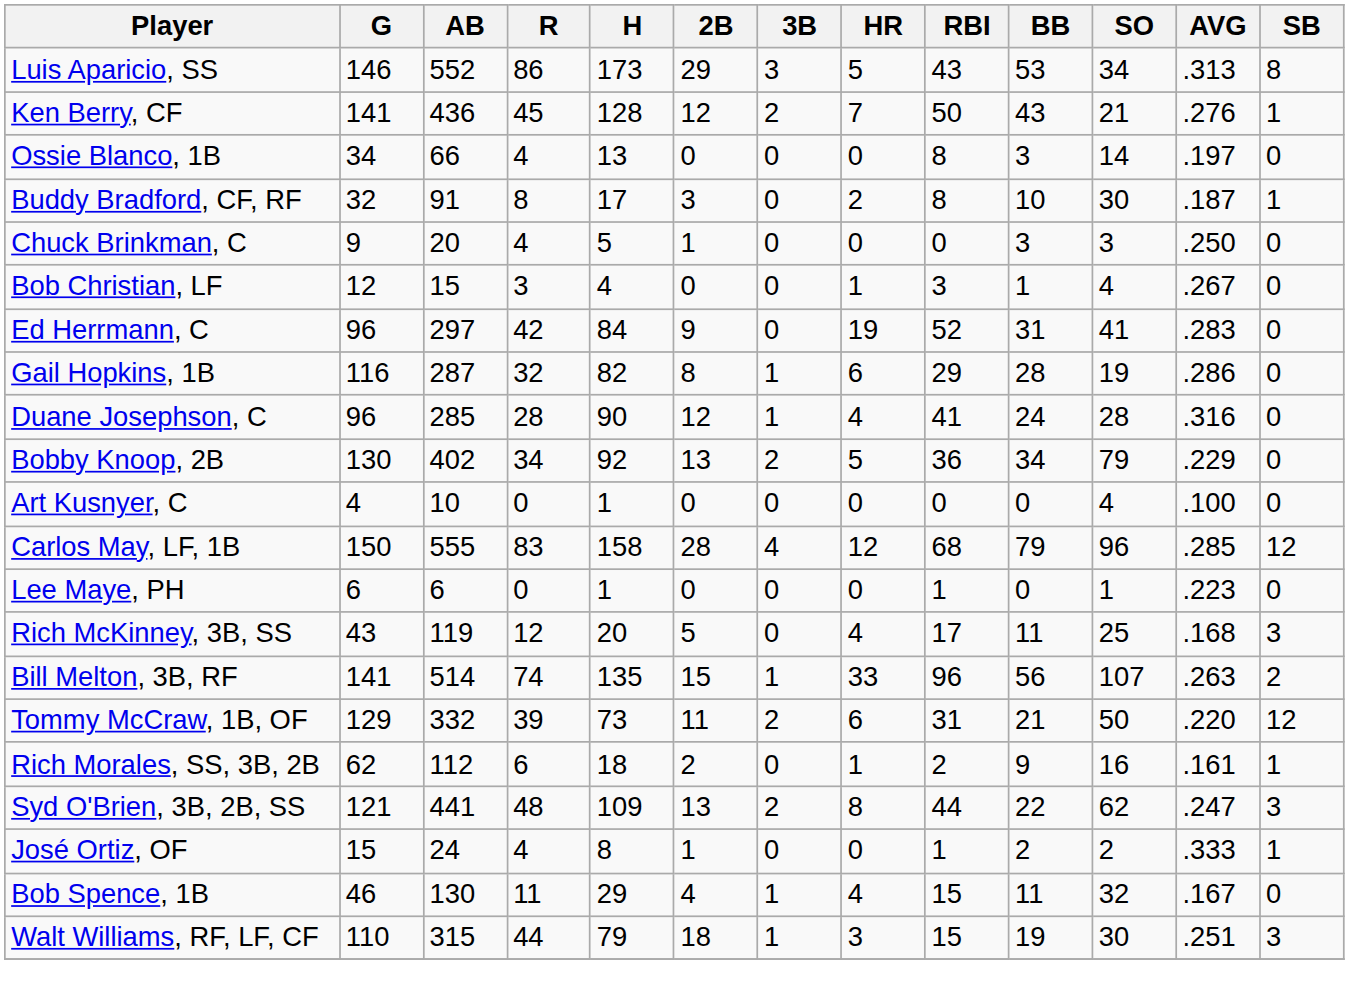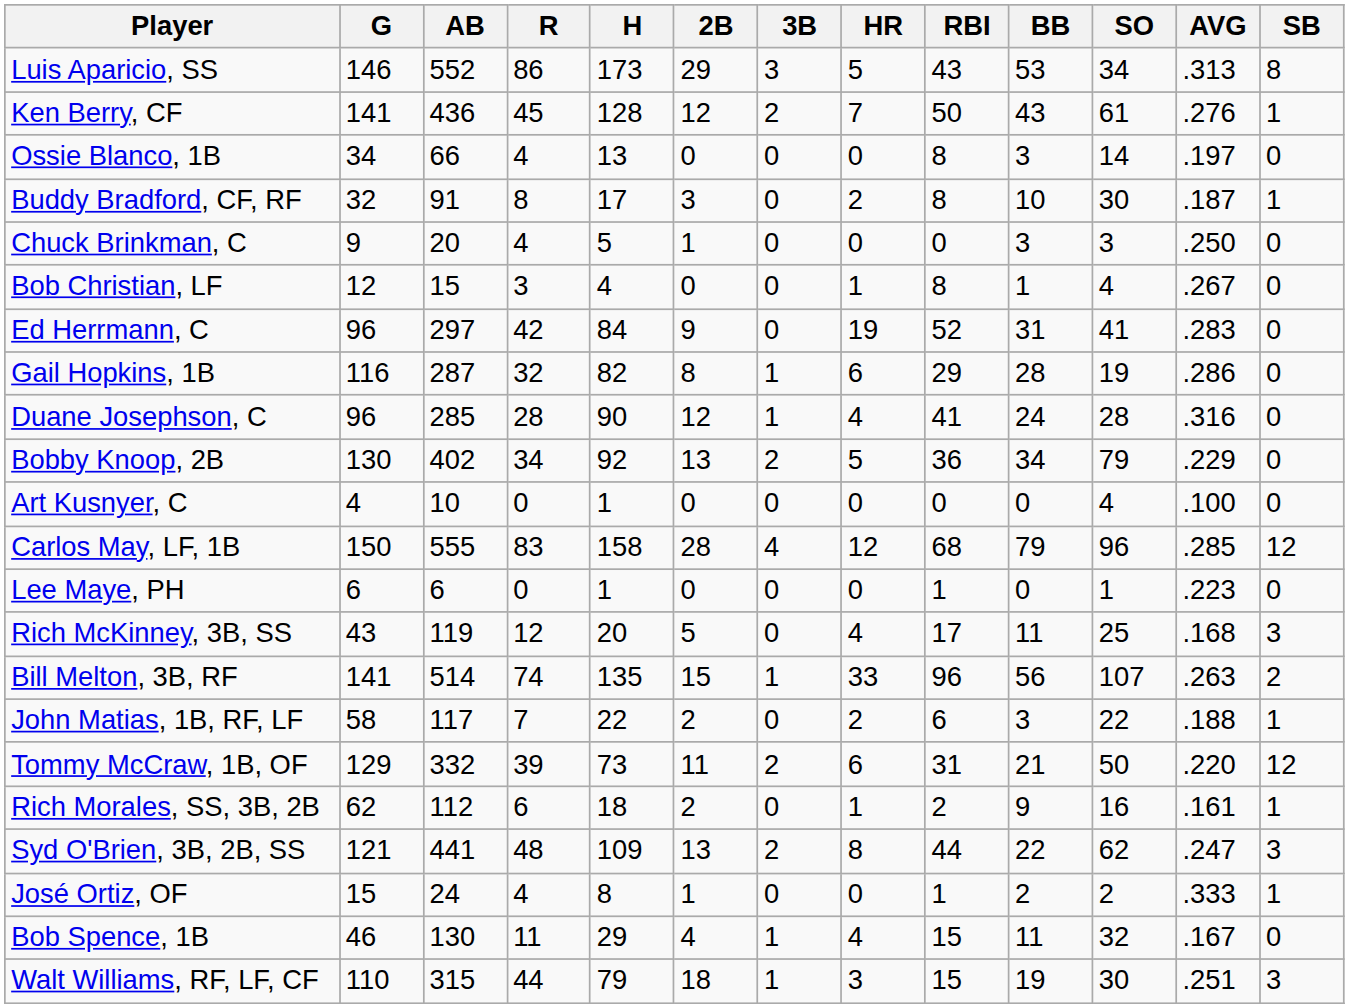(1114, 112) 21 -> (1114, 112) 61
(939, 286) 3 -> (939, 286) 8
+ row: (157, 720)
